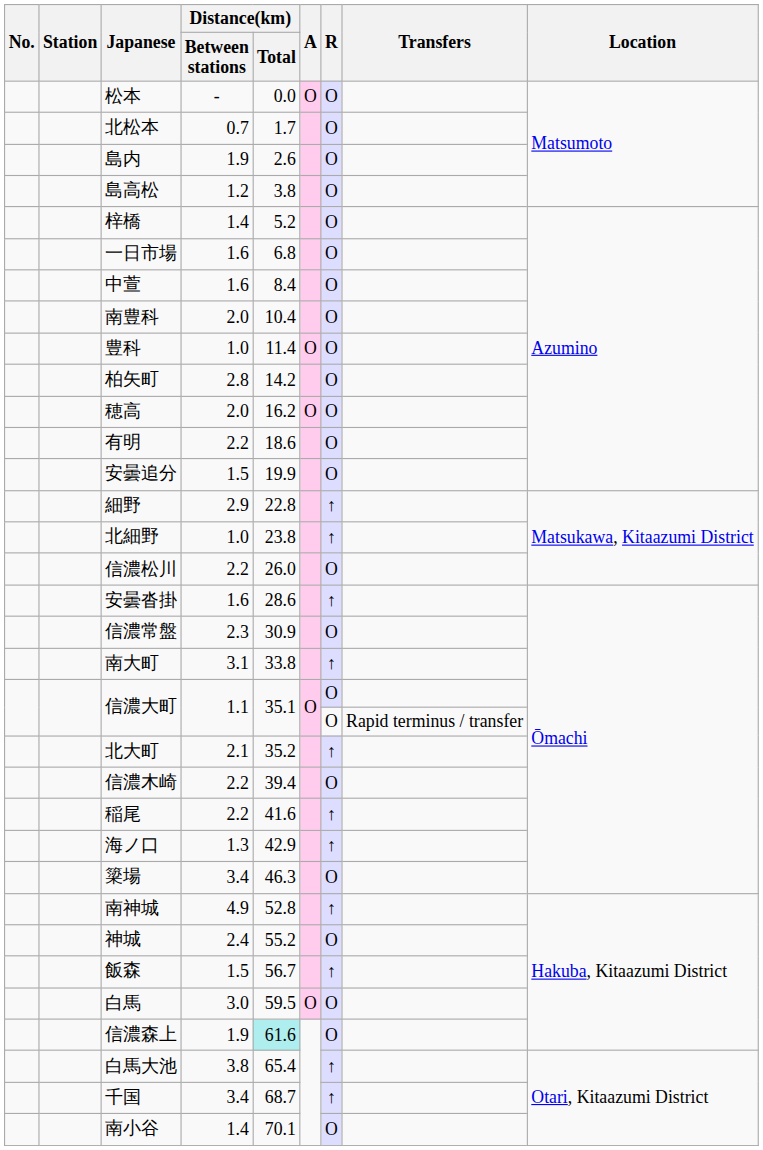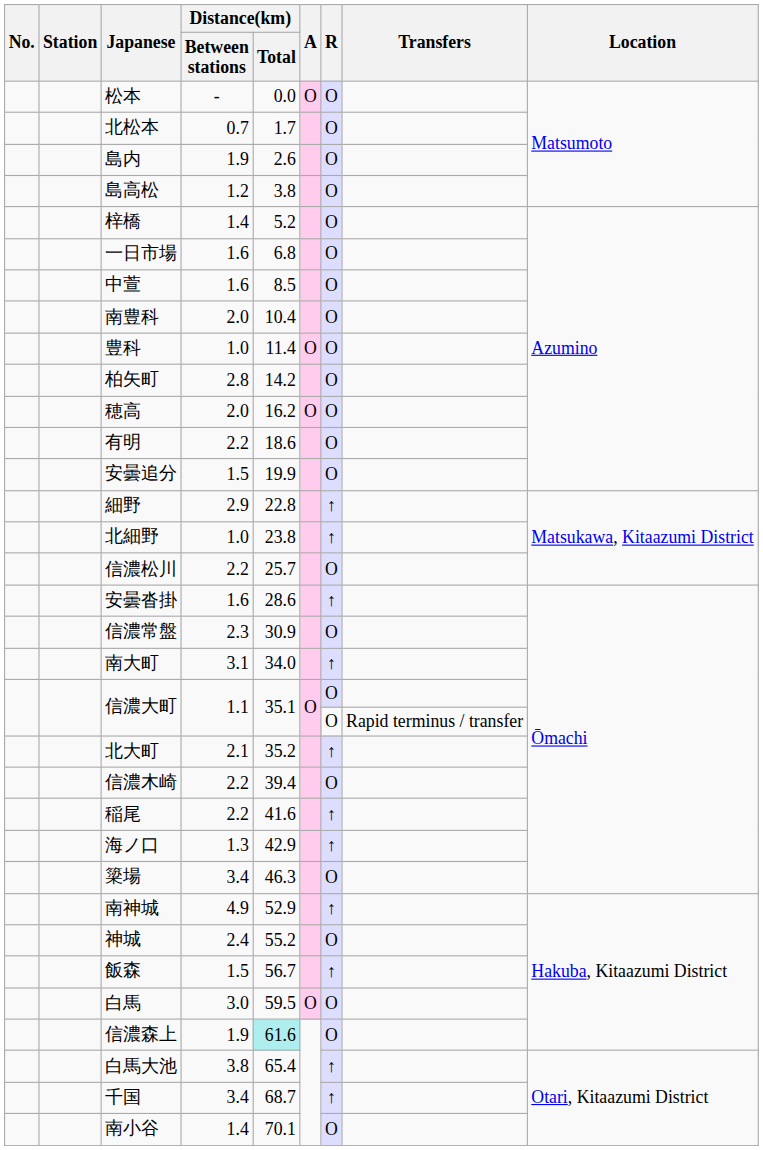(285, 285) 8.4 -> (285, 285) 8.5
(280, 569) 26.0 -> (280, 569) 25.7
(280, 663) 33.8 -> (280, 663) 34.0
(280, 908) 52.8 -> (280, 908) 52.9
